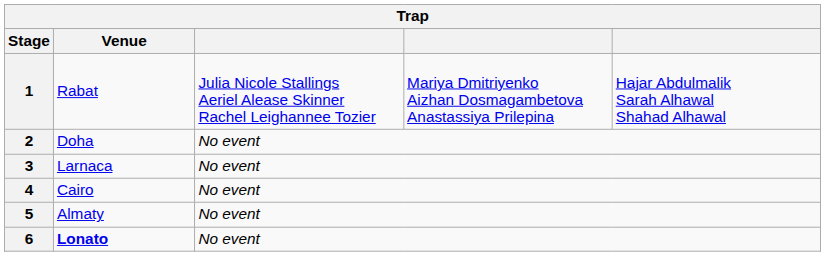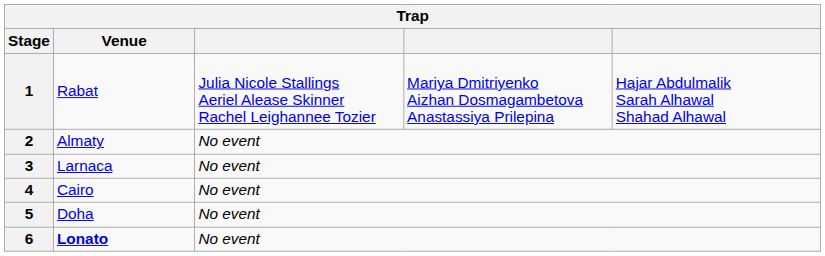(75, 141) Doha -> (80, 141) Almaty
(80, 214) Almaty -> (75, 214) Doha
